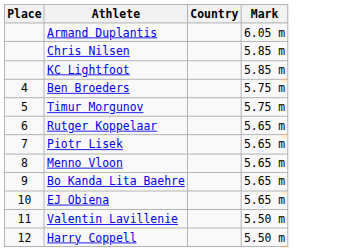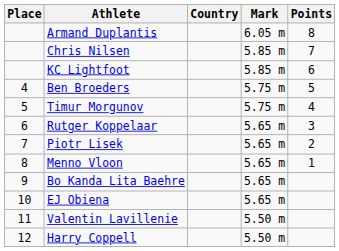+ column: (311, 14)
